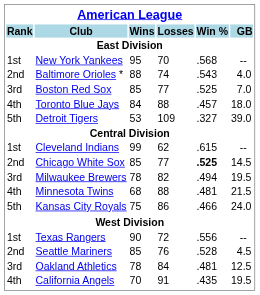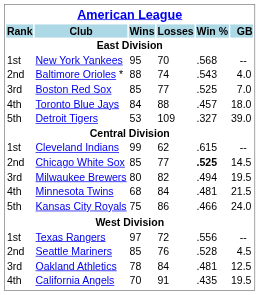(135, 177) 78 -> (135, 177) 80
(163, 192) 88 -> (163, 192) 84
(135, 237) 90 -> (135, 237) 97
